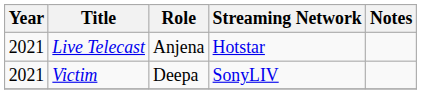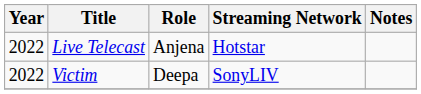(26, 46) 2021 -> (26, 46) 2022
(26, 74) 2021 -> (26, 74) 2022
